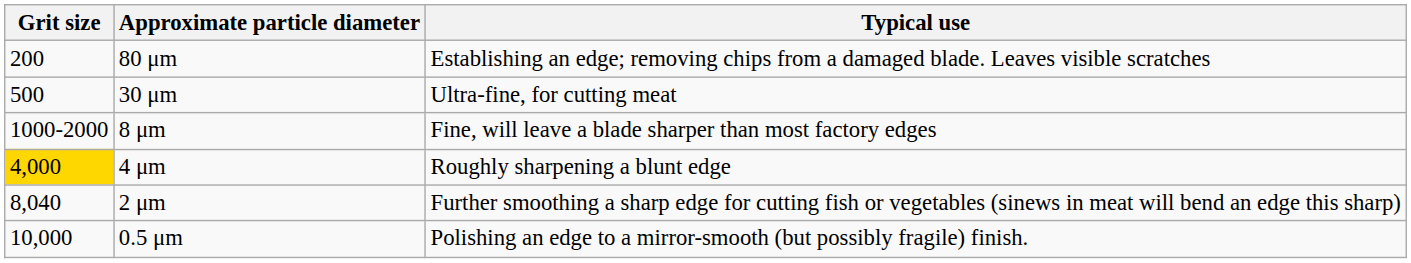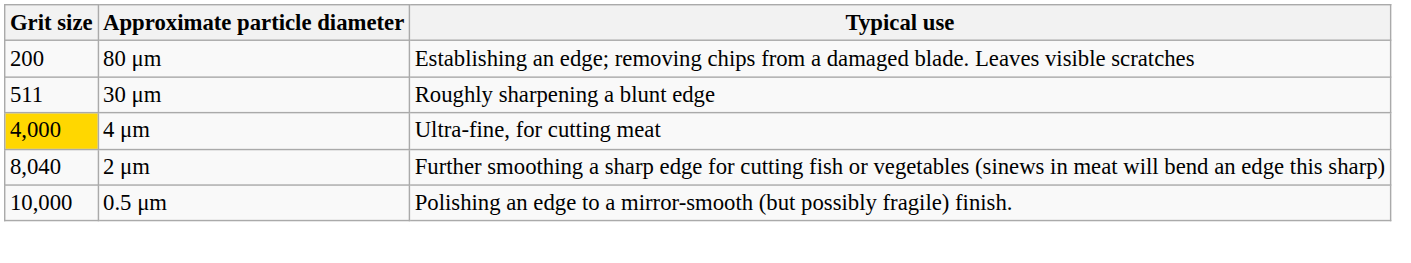(27, 94) 500 -> (27, 94) 511
(554, 94) Ultra-fine, for cutting meat -> (565, 94) Roughly sharpening a blunt edge
- row: (142, 130)
(581, 166) Roughly sharpening a blunt edge -> (538, 130) Ultra-fine, for cutting meat
